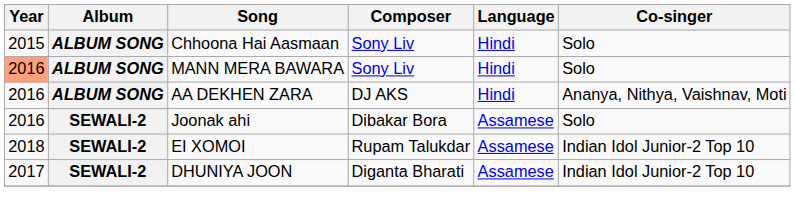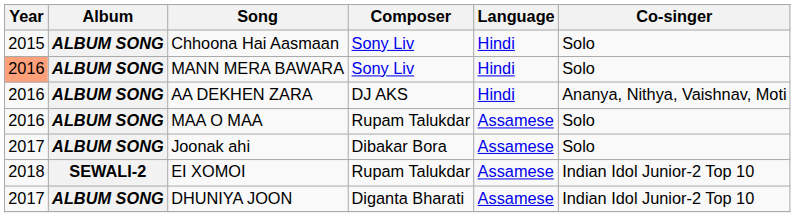+ row: (217, 120)
(26, 120) 2016 -> (26, 146) 2017
(108, 120) SEWALI-2 -> (108, 146) ALBUM SONG
(108, 172) SEWALI-2 -> (108, 198) ALBUM SONG
